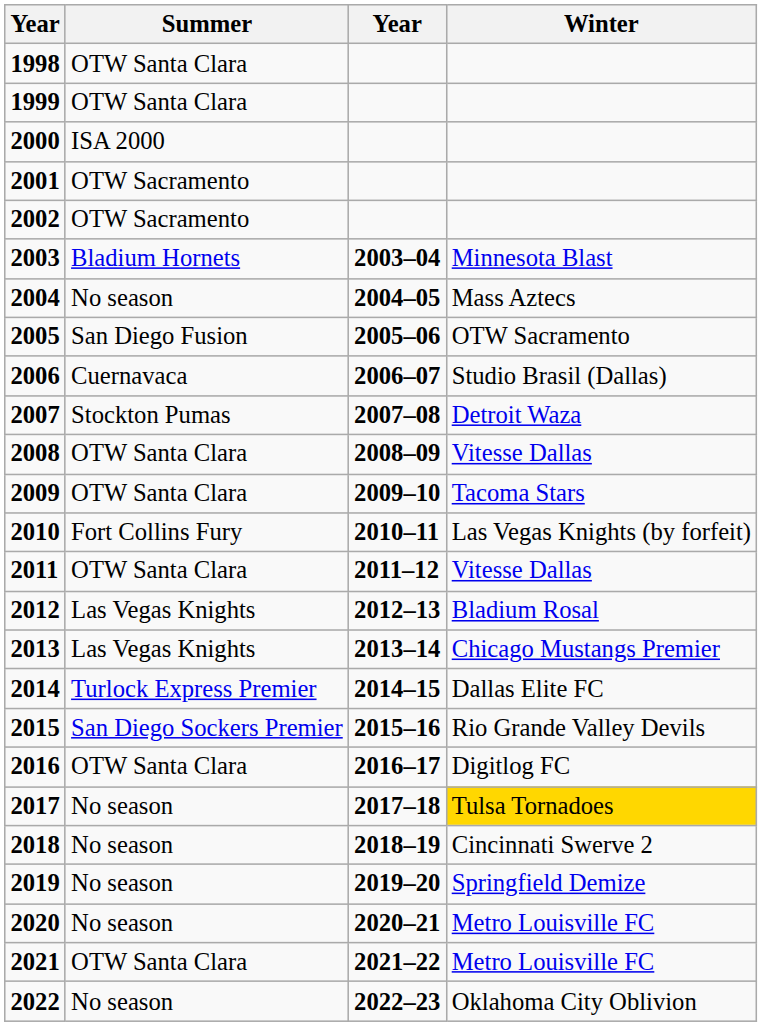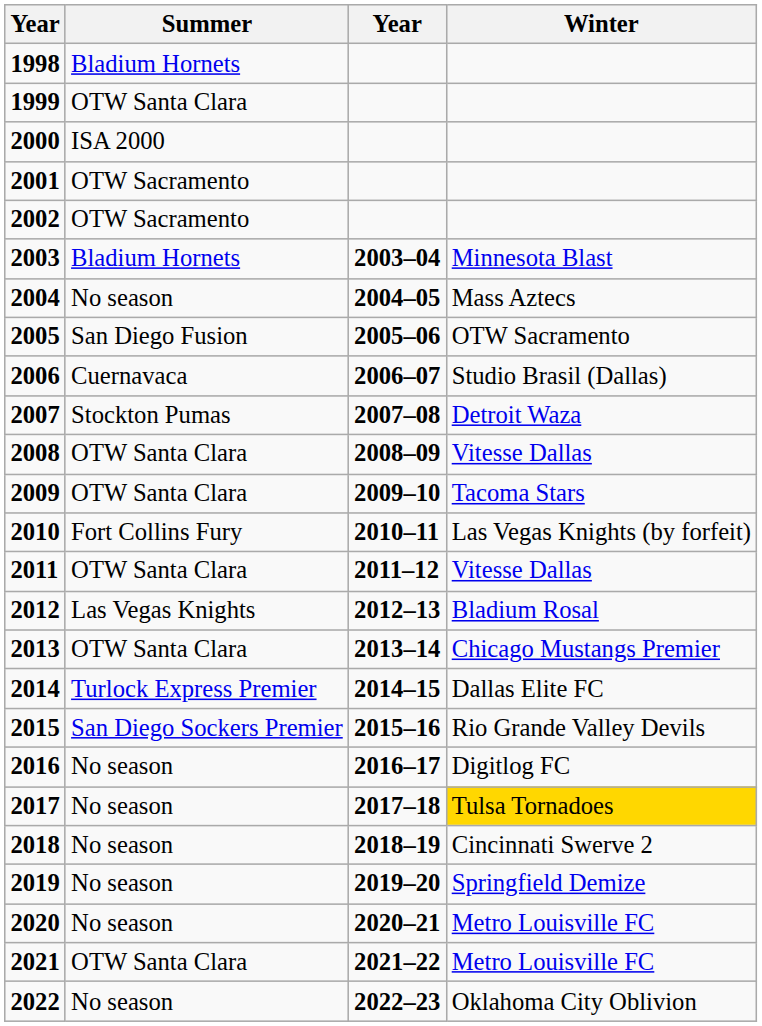(159, 63) OTW Santa Clara -> (156, 63) Bladium Hornets
(163, 649) Las Vegas Knights -> (159, 649) OTW Santa Clara
(159, 766) OTW Santa Clara -> (122, 766) No season
